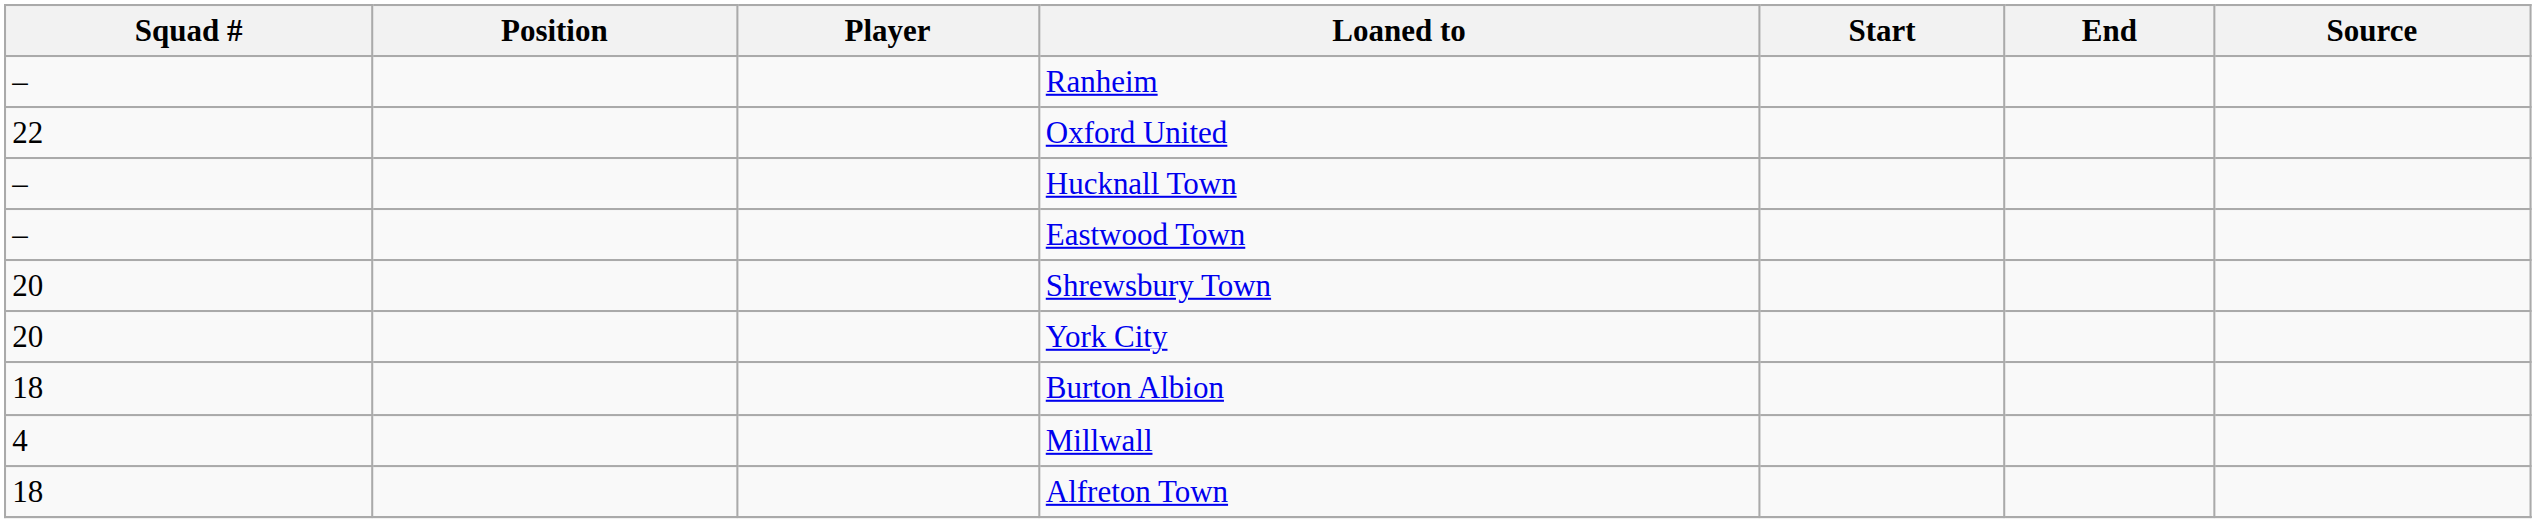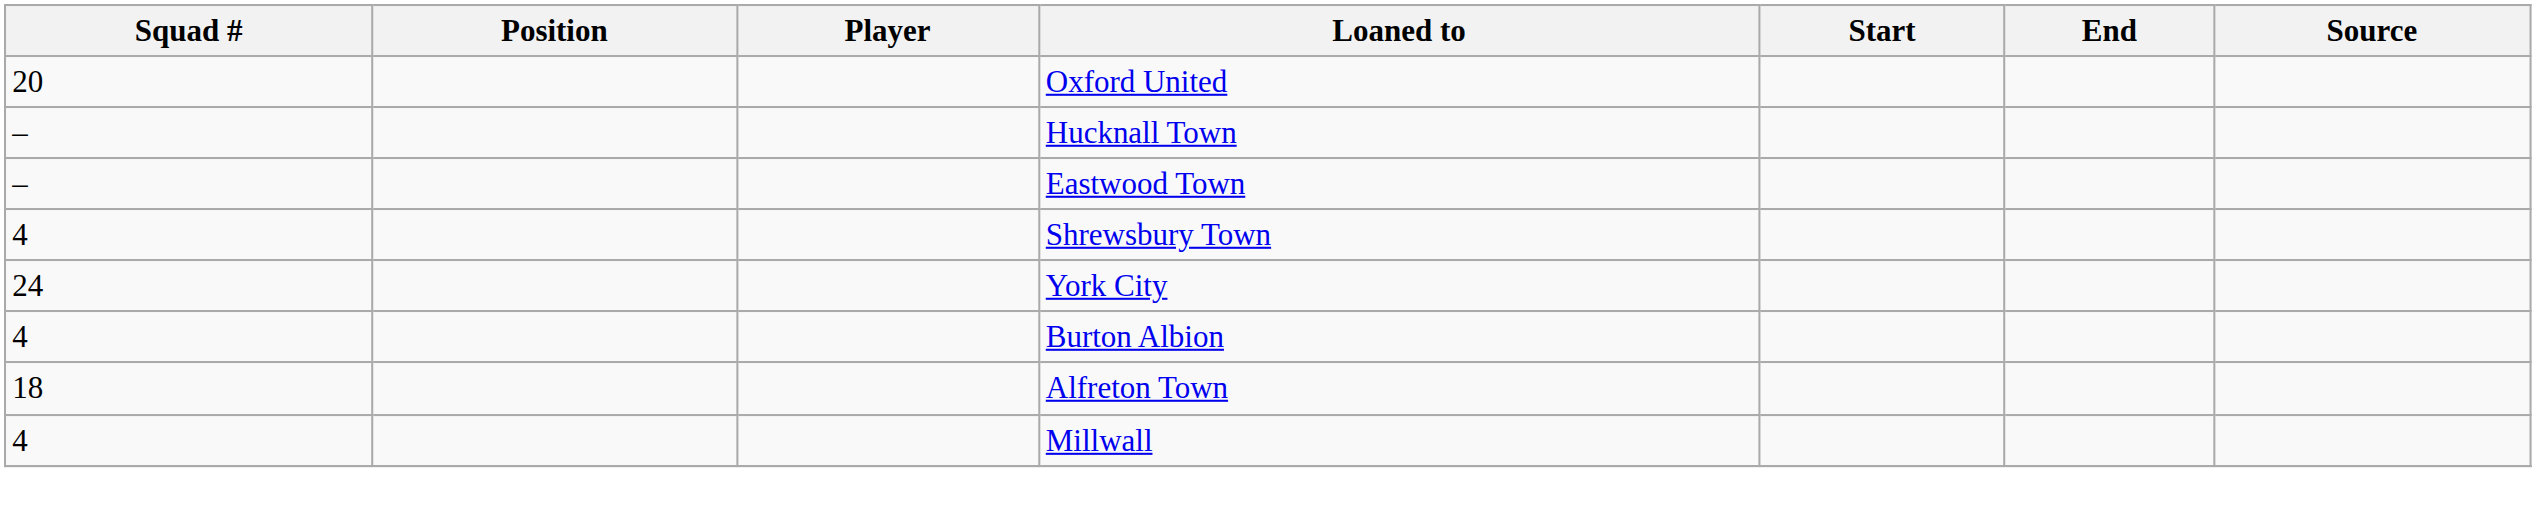- row: (1102, 81)
(28, 132) 22 -> (28, 81) 20
(28, 285) 20 -> (20, 234) 4
(28, 337) 20 -> (28, 285) 24
(28, 388) 18 -> (20, 337) 4
rows swapped: (1137, 490) <-> (1099, 439)
